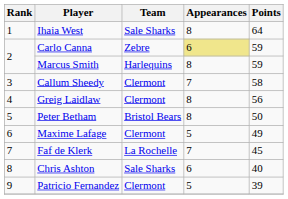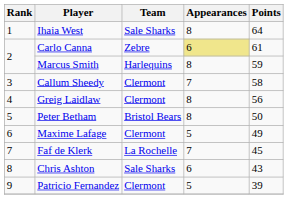(257, 47) 59 -> (257, 47) 61
(257, 168) 40 -> (257, 168) 43
